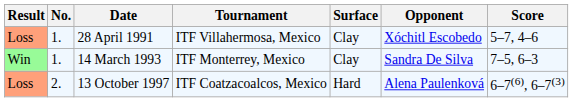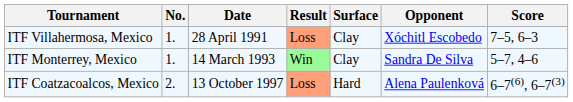columns swapped: (26, 15) <-> (251, 15)
(514, 37) 5–7, 4–6 -> (514, 37) 7–5, 6–3
(514, 59) 7–5, 6–3 -> (514, 59) 5–7, 4–6
